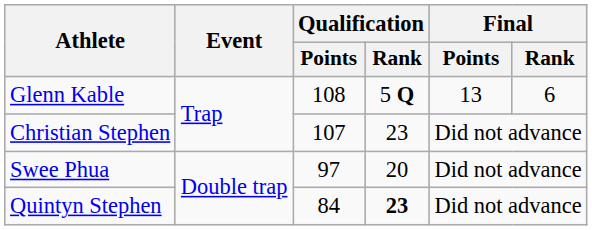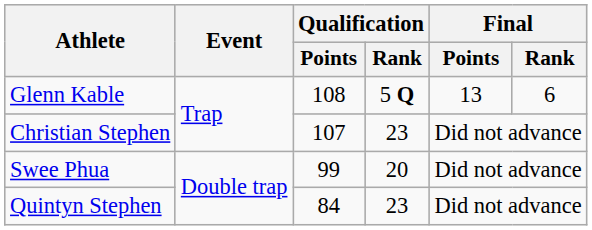(329, 169) 97 -> (329, 169) 99
(397, 206) bold -> (397, 206) normal
